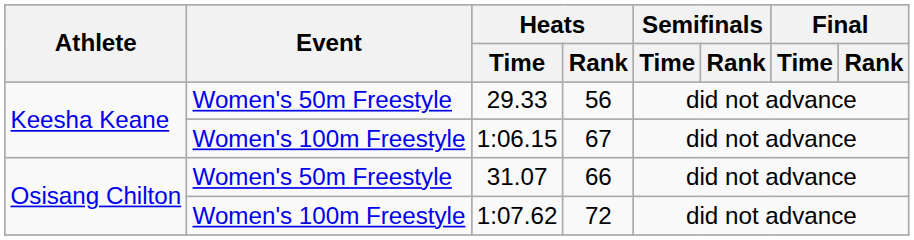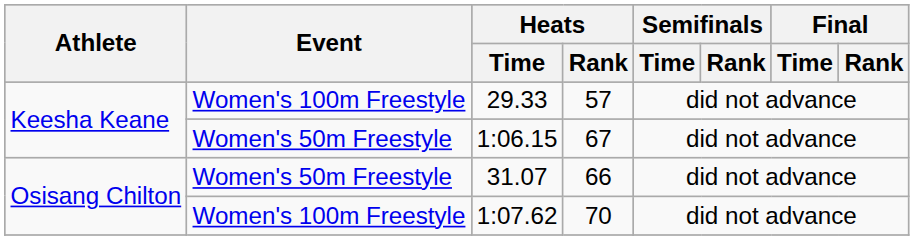(322, 101) Women's 50m Freestyle -> (329, 101) Women's 100m Freestyle
(598, 101) 56 -> (598, 101) 57
(329, 139) Women's 100m Freestyle -> (322, 139) Women's 50m Freestyle
(598, 215) 72 -> (598, 215) 70
